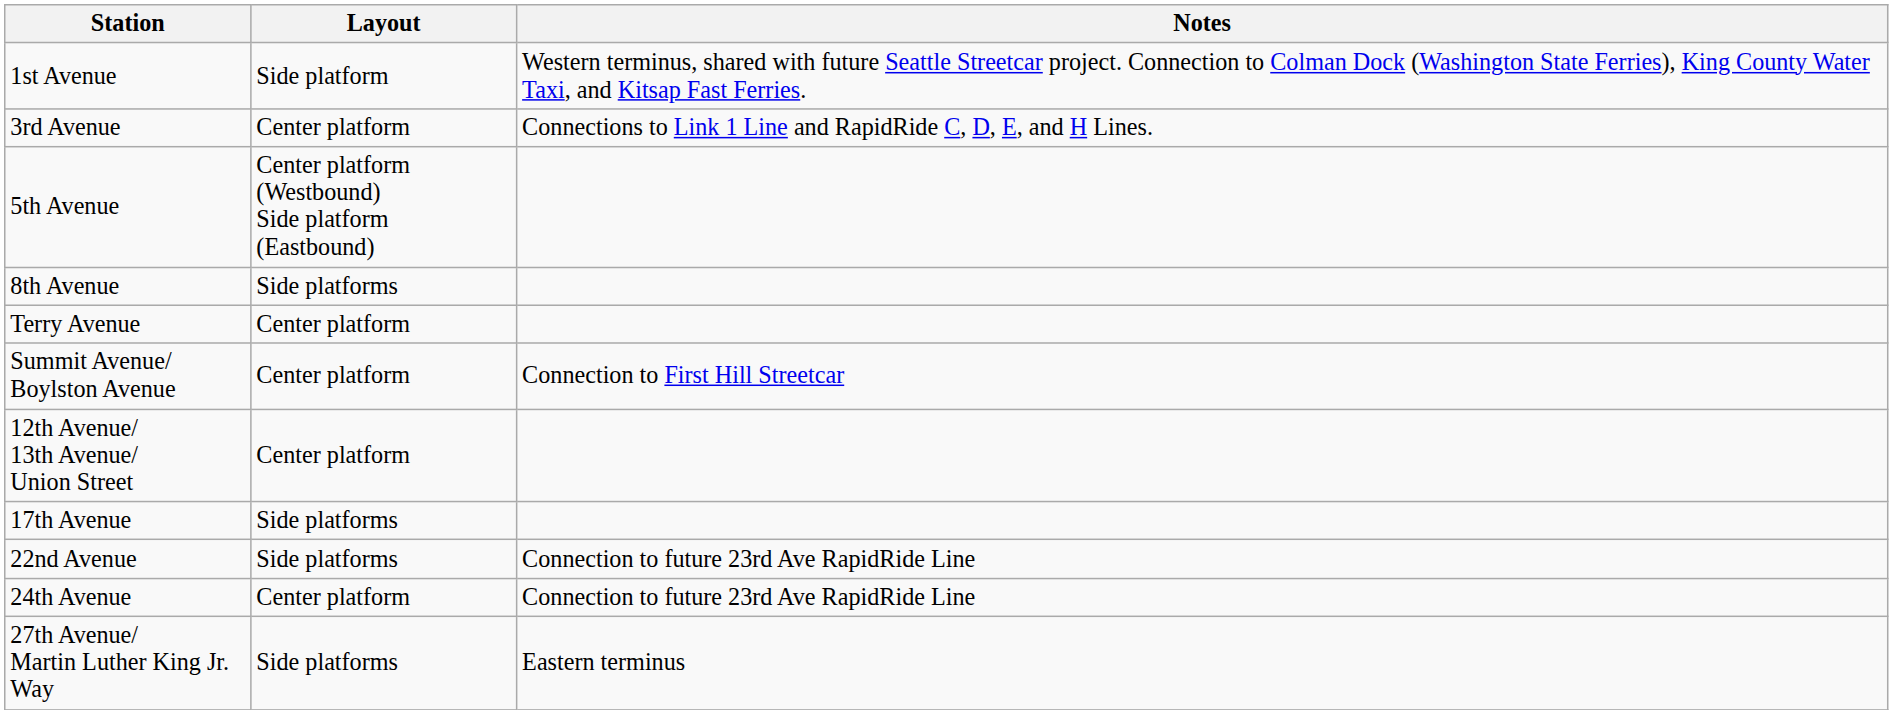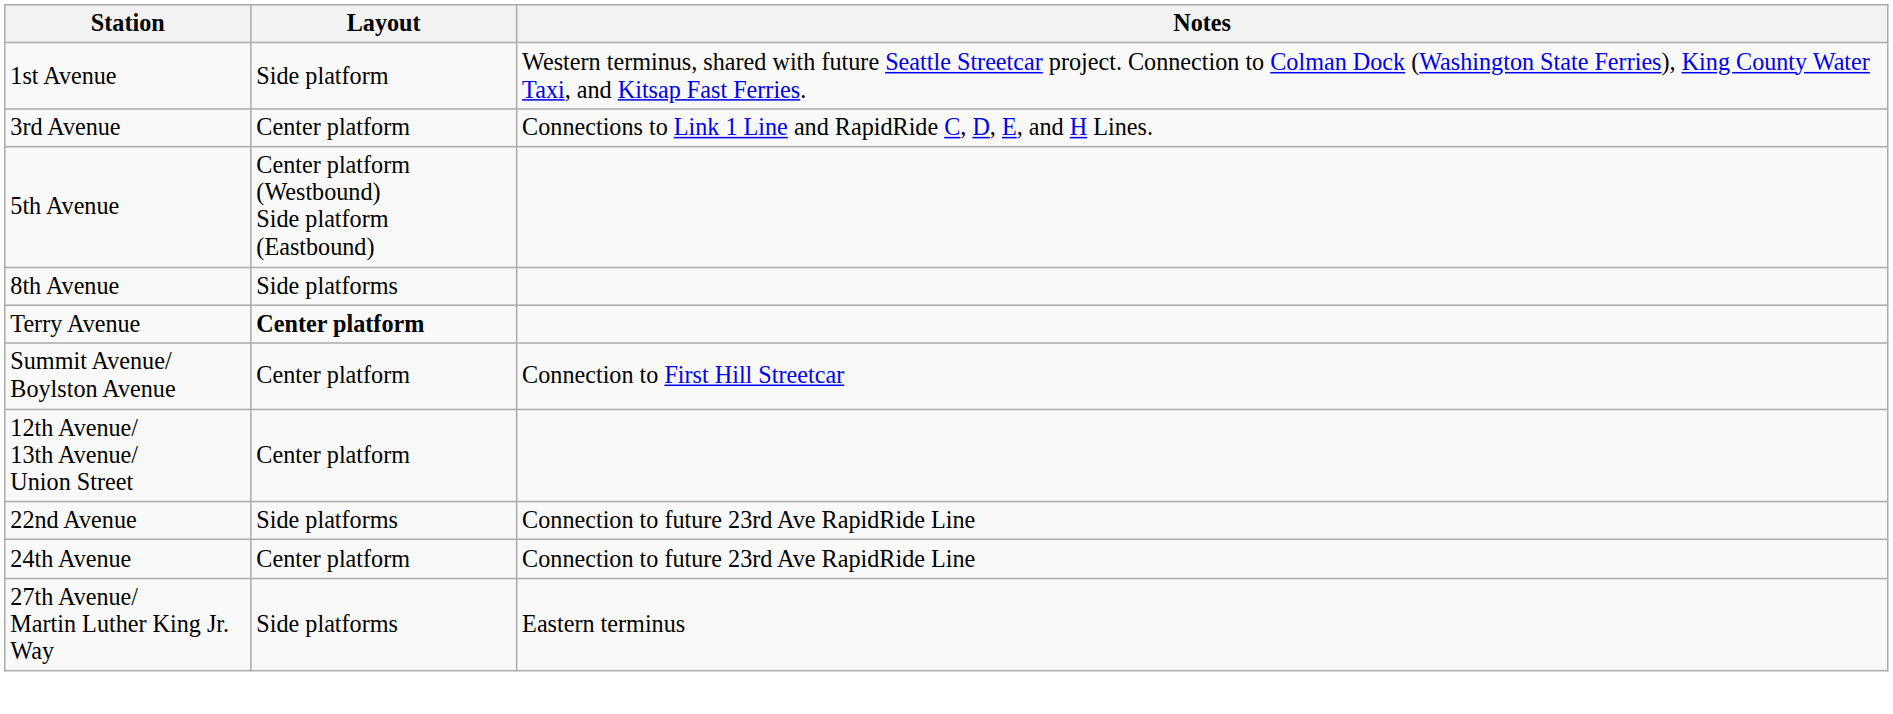(333, 323) normal -> (340, 323) bold
- row: (71, 520)
